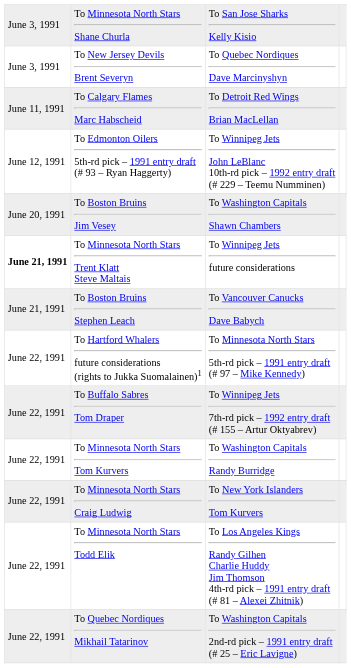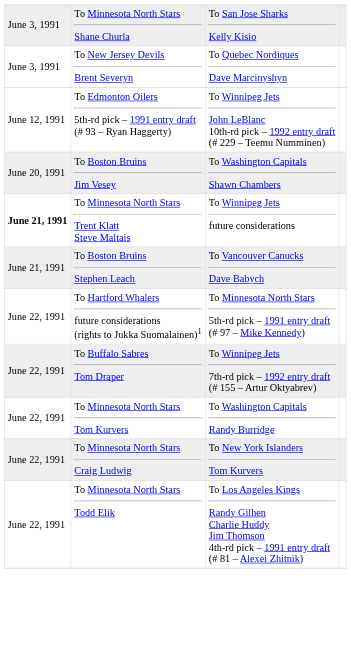- row: (138, 108)
- row: (138, 630)
